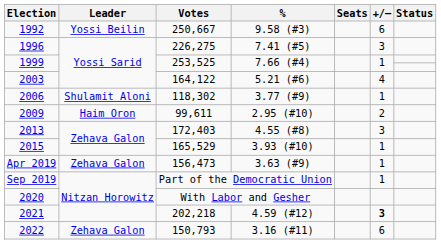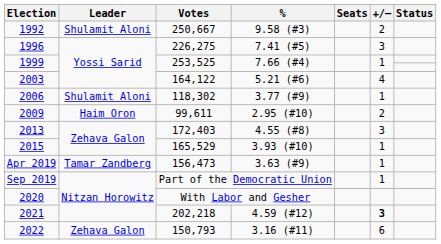(108, 30) Yossi Beilin -> (108, 30) Shulamit Aloni
(382, 30) 6 -> (382, 30) 2
(108, 163) Zehava Galon -> (108, 163) Tamar Zandberg
